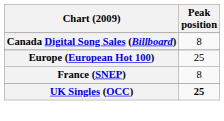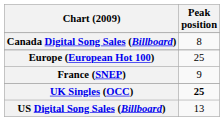(199, 74) 8 -> (199, 74) 9
+ row: (92, 108)
